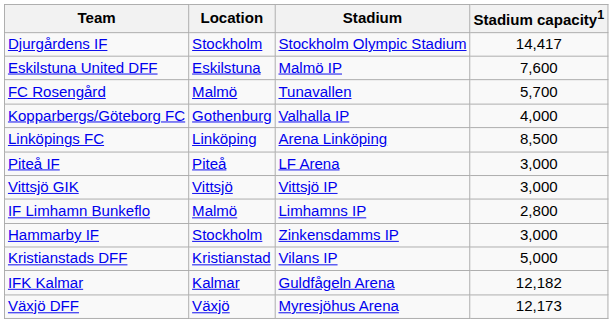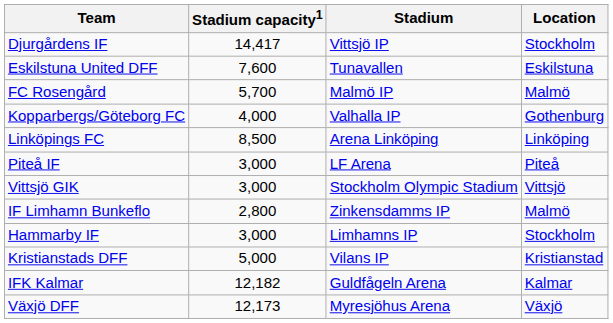columns swapped: (232, 18) <-> (539, 18)
(373, 44) Stockholm Olympic Stadium -> (359, 44) Vittsjö IP
(310, 68) Malmö IP -> (366, 68) Tunavallen
(315, 92) Tunavallen -> (361, 92) Malmö IP
(308, 187) Vittsjö IP -> (424, 187) Stockholm Olympic Stadium
(322, 211) Limhamns IP -> (390, 211) Zinkensdamms IP
(339, 235) Zinkensdamms IP -> (374, 235) Limhamns IP
